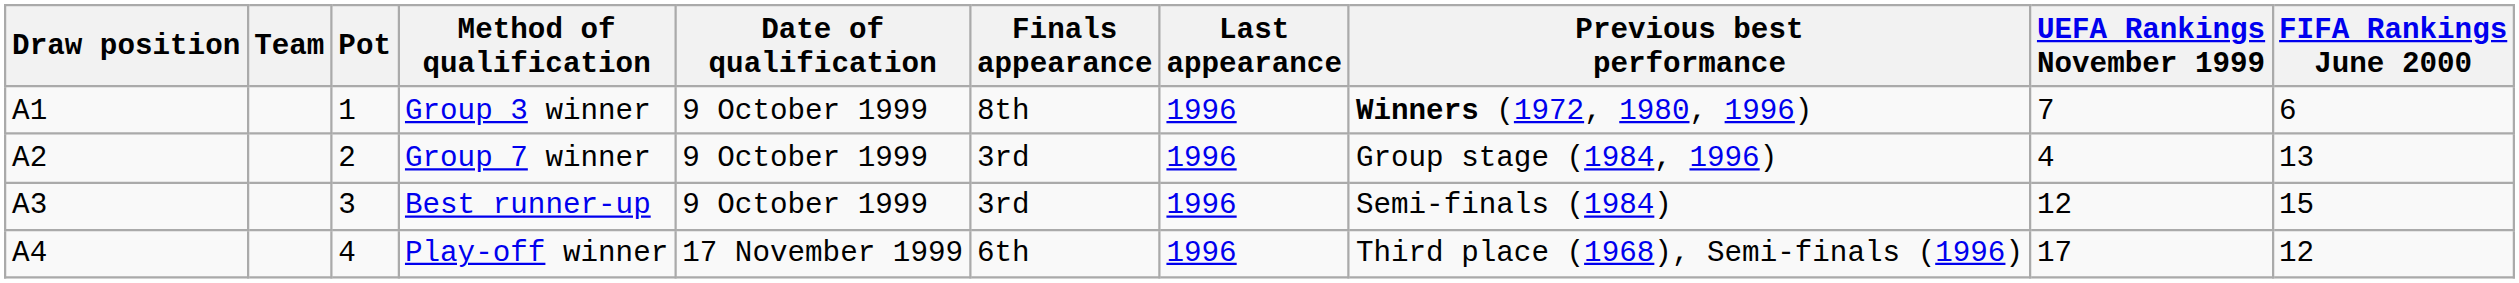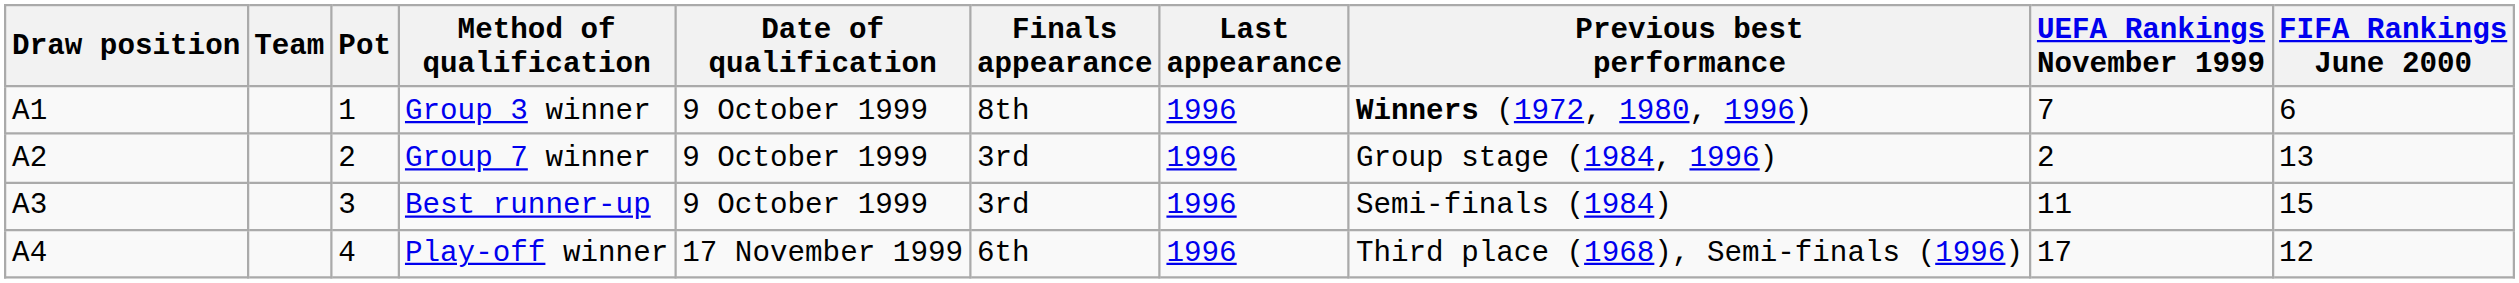(2046, 158) 4 -> (2046, 158) 2
(2055, 206) 12 -> (2055, 206) 11
